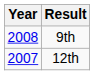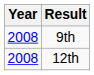(23, 59) 2007 -> (23, 59) 2008
